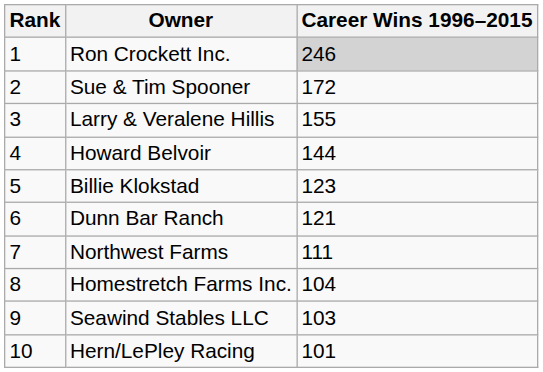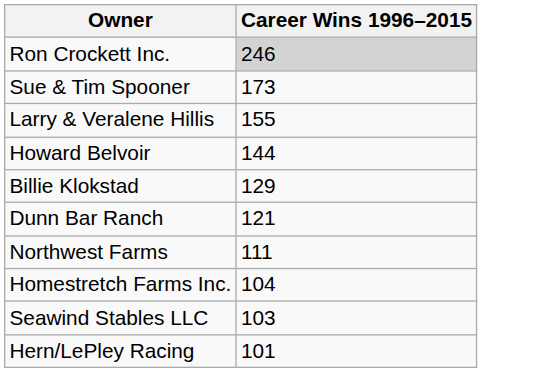- column: (35, 20)
(319, 86) 172 -> (258, 86) 173
(319, 185) 123 -> (258, 185) 129
